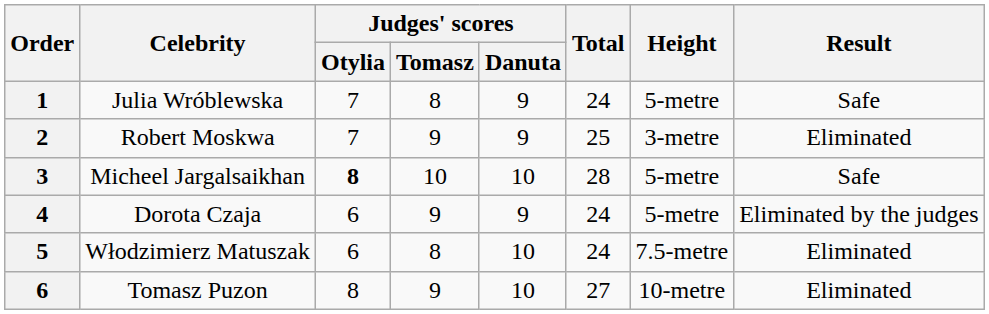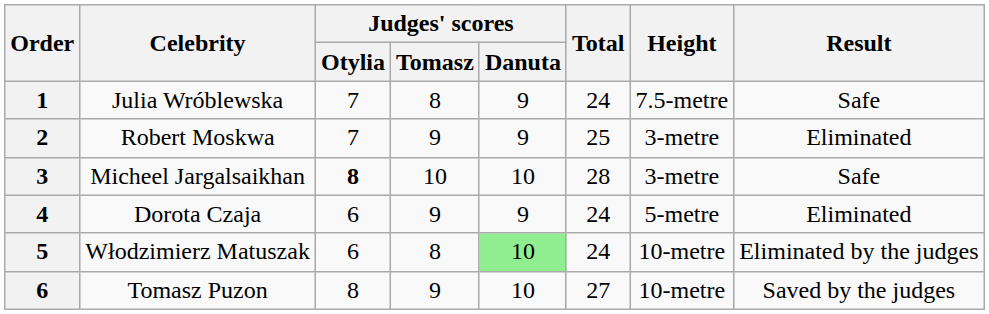(682, 99) 5-metre -> (682, 99) 7.5-metre
(682, 175) 5-metre -> (682, 175) 3-metre
(859, 213) Eliminated by the judges -> (859, 213) Eliminated
(523, 251) no background -> (523, 251) lightgreen background
(682, 251) 7.5-metre -> (682, 251) 10-metre
(859, 251) Eliminated -> (859, 251) Eliminated by the judges
(859, 289) Eliminated -> (859, 289) Saved by the judges
